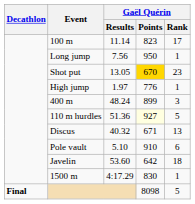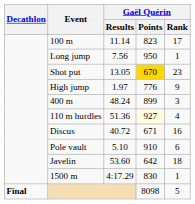(177, 87) 1 -> (177, 87) 9
(177, 117) 5 -> (177, 117) 4
(120, 132) 40.32 -> (120, 132) 40.72
(177, 132) 13 -> (177, 132) 16
